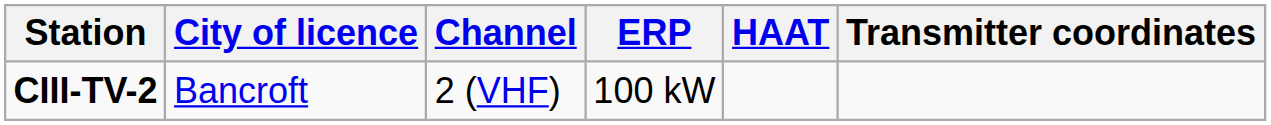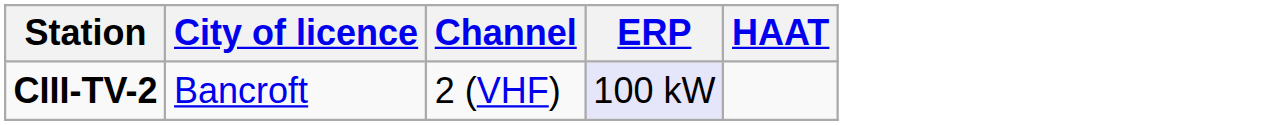- column: (1051, 33)
(654, 90) no background -> (654, 90) lavender background
